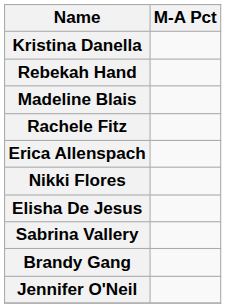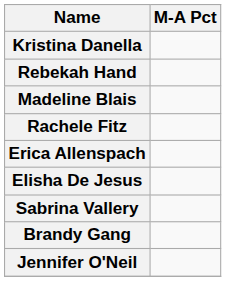- row: (77, 180)
